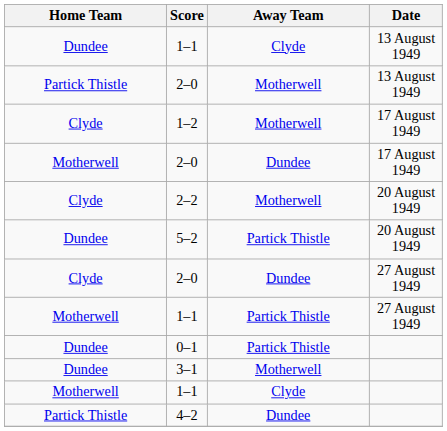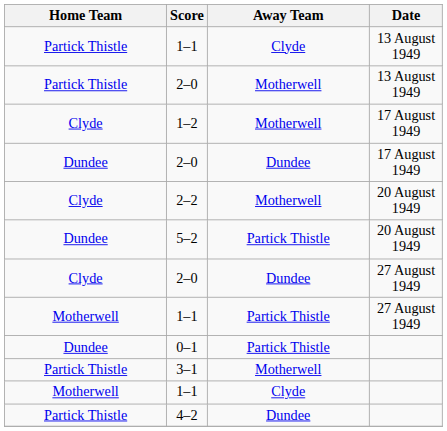(86, 46) Dundee -> (86, 46) Partick Thistle
(86, 162) Motherwell -> (86, 162) Dundee
(86, 369) Dundee -> (86, 369) Partick Thistle
